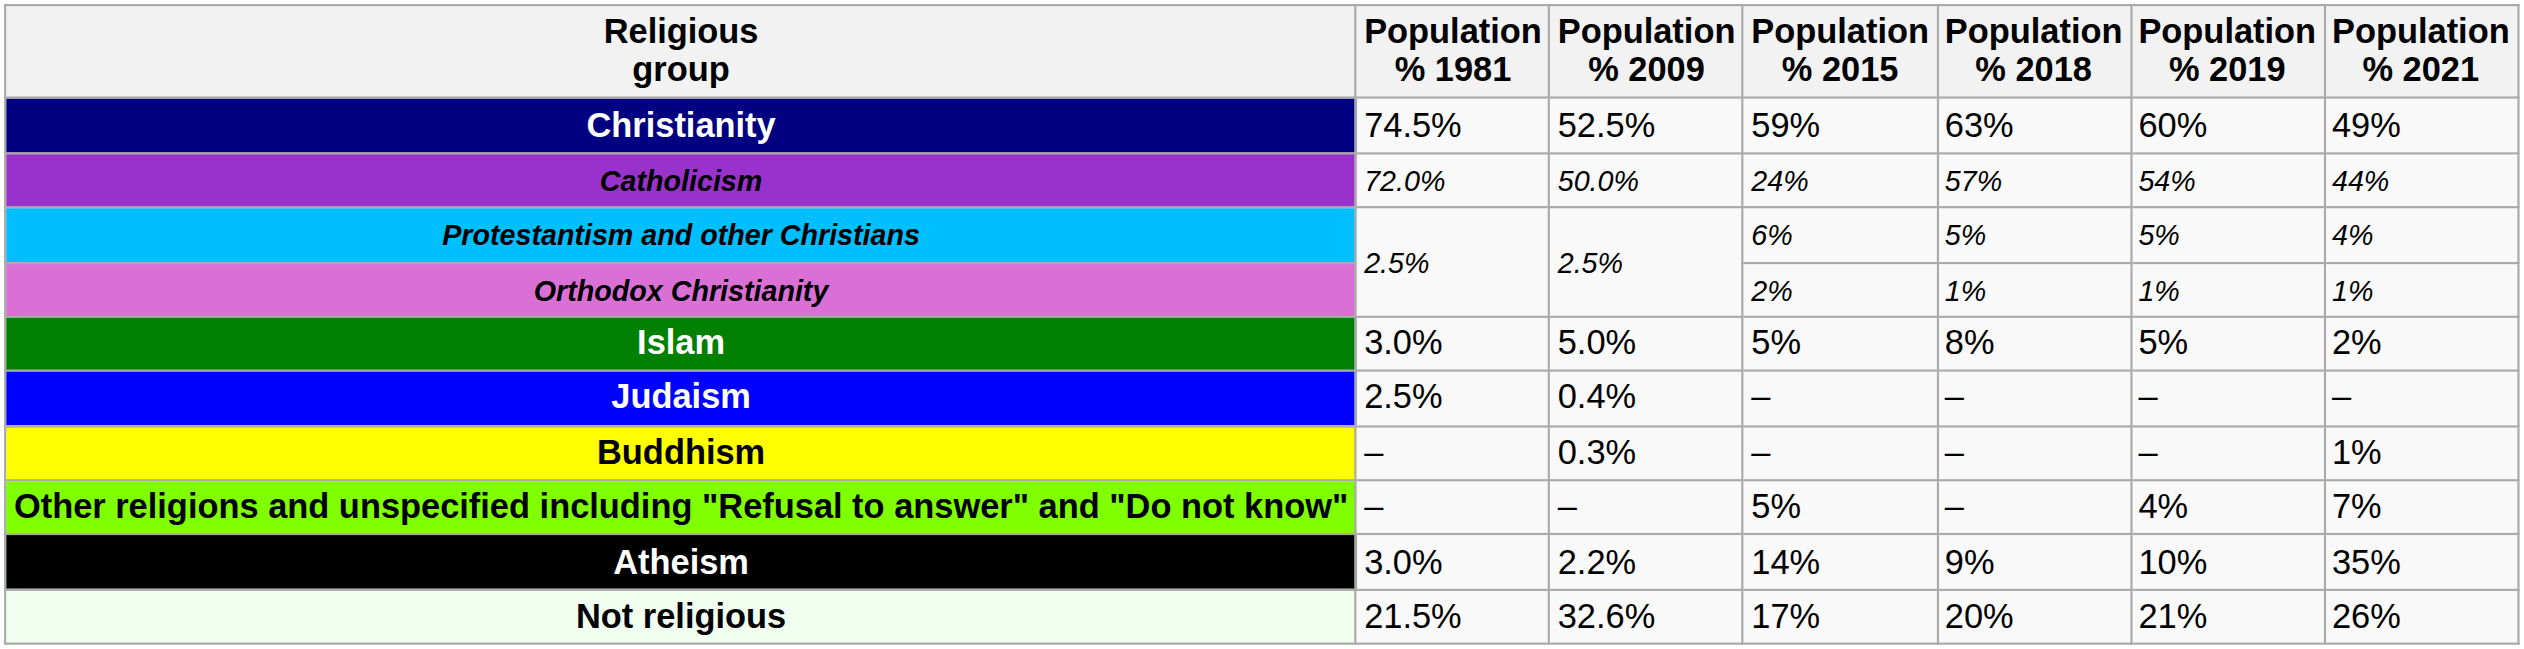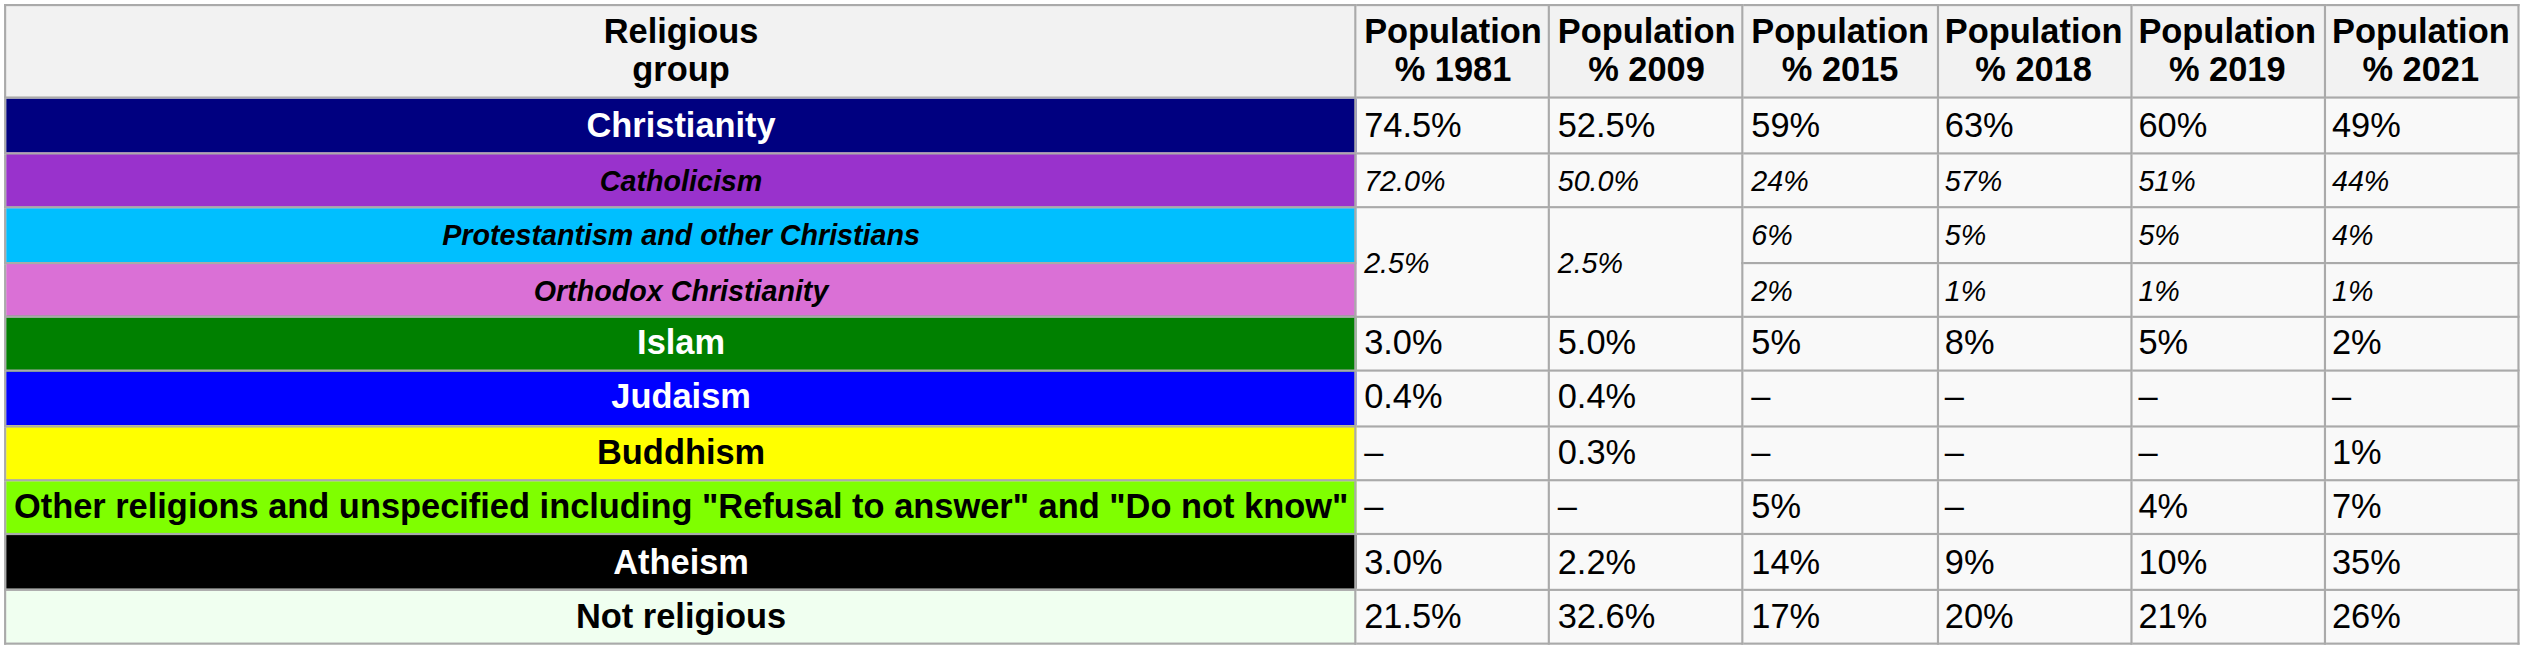(2167, 181) 54% -> (2167, 181) 51%
(1403, 397) 2.5% -> (1403, 397) 0.4%
